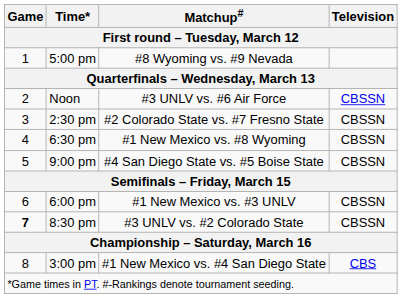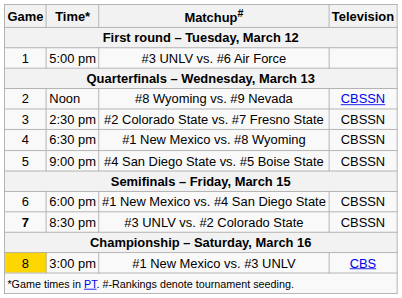(214, 58) #8 Wyoming vs. #9 Nevada -> (214, 58) #3 UNLV vs. #6 Air Force
(214, 99) #3 UNLV vs. #6 Air Force -> (214, 99) #8 Wyoming vs. #9 Nevada
(214, 202) #1 New Mexico vs. #3 UNLV -> (214, 202) #1 New Mexico vs. #4 San Diego State
(25, 263) no background -> (25, 263) gold background
(214, 263) #1 New Mexico vs. #4 San Diego State -> (214, 263) #1 New Mexico vs. #3 UNLV
